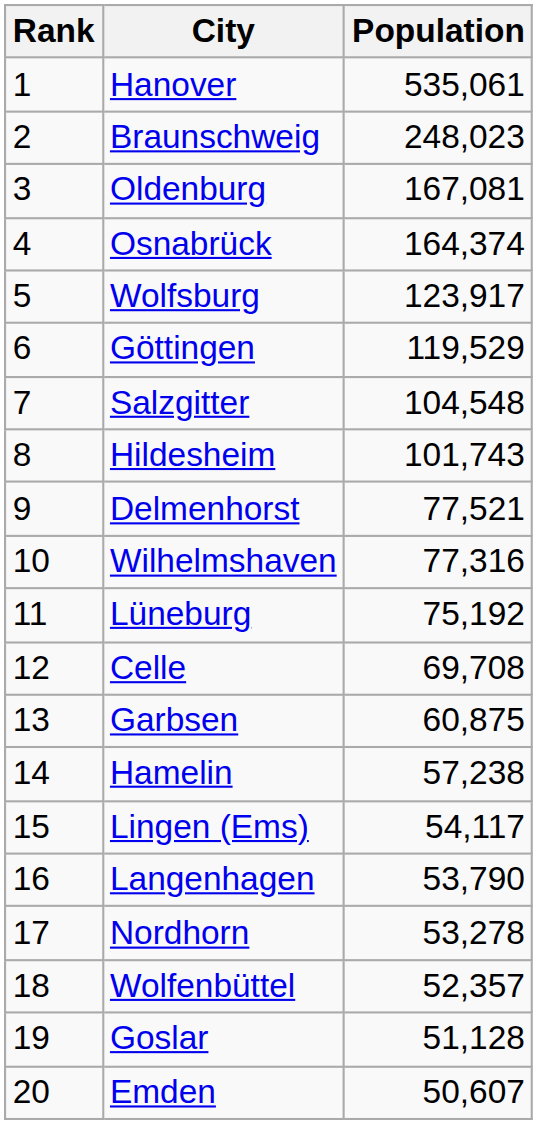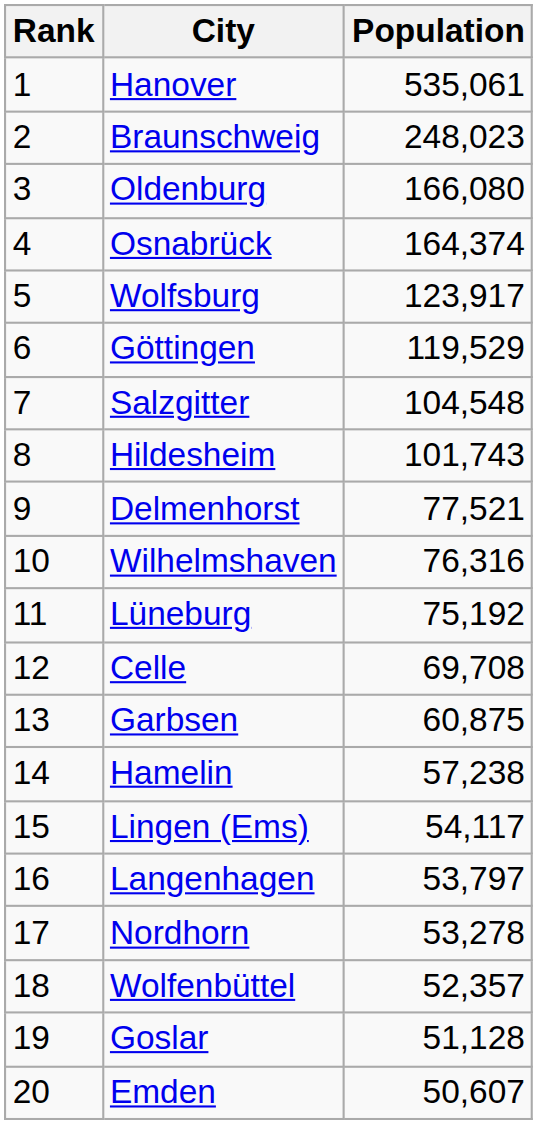(464, 190) 167,081 -> (464, 190) 166,080
(474, 561) 77,316 -> (474, 561) 76,316
(474, 879) 53,790 -> (474, 879) 53,797
